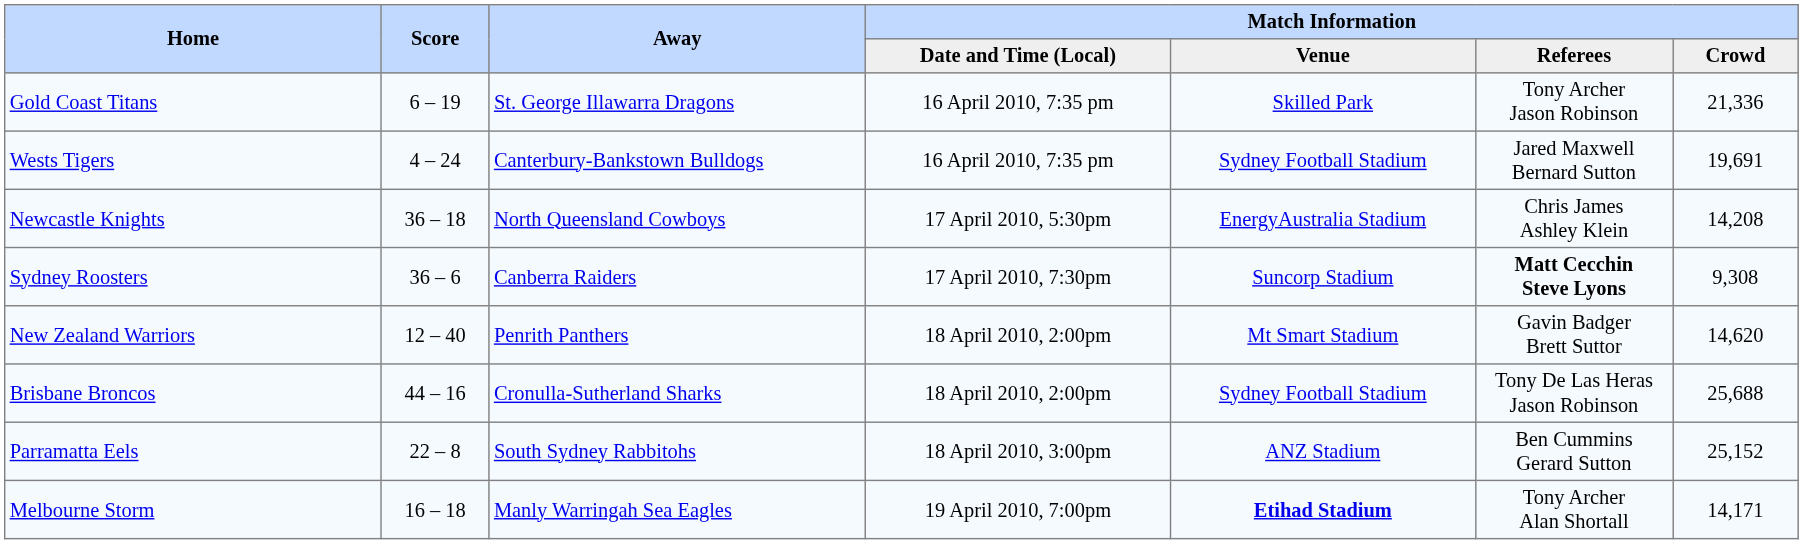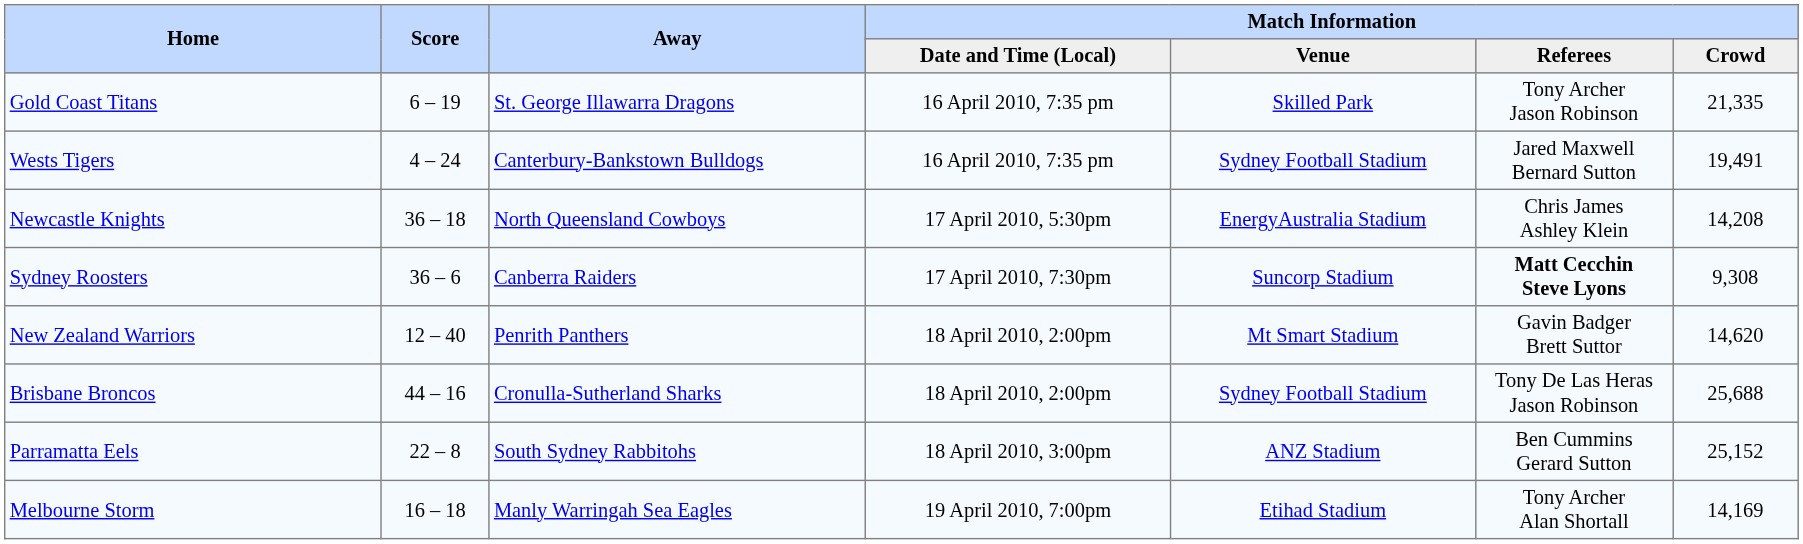(1735, 101) 21,336 -> (1735, 101) 21,335
(1735, 159) 19,691 -> (1735, 159) 19,491
(1323, 509) bold -> (1323, 509) normal
(1735, 509) 14,171 -> (1735, 509) 14,169
